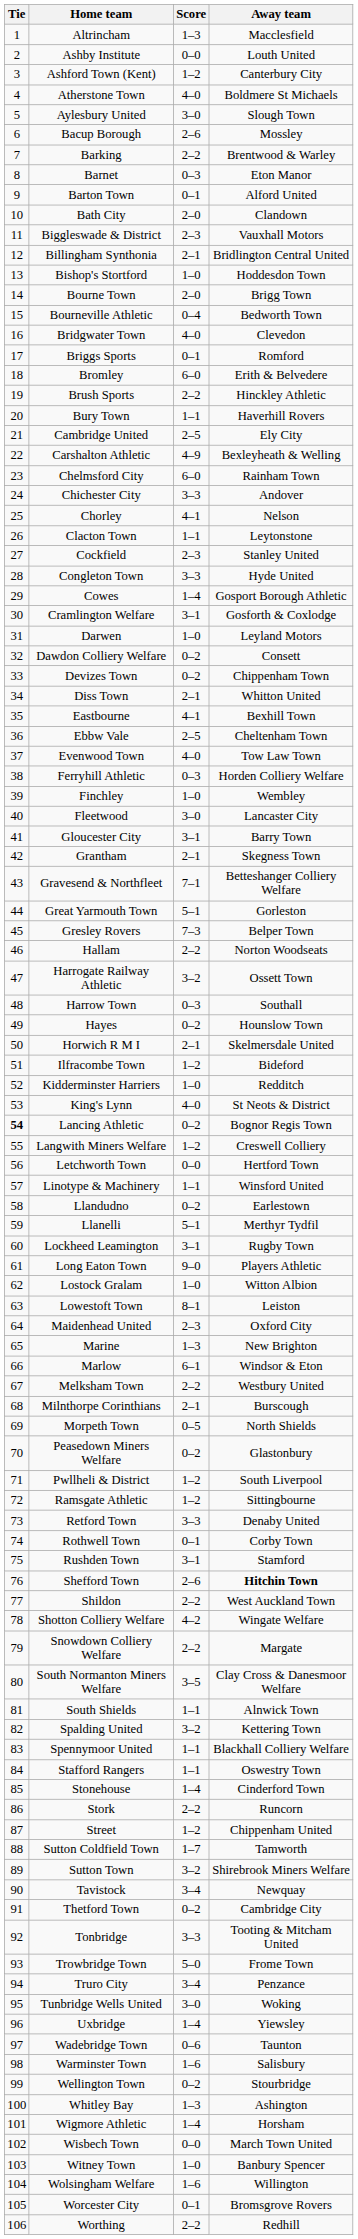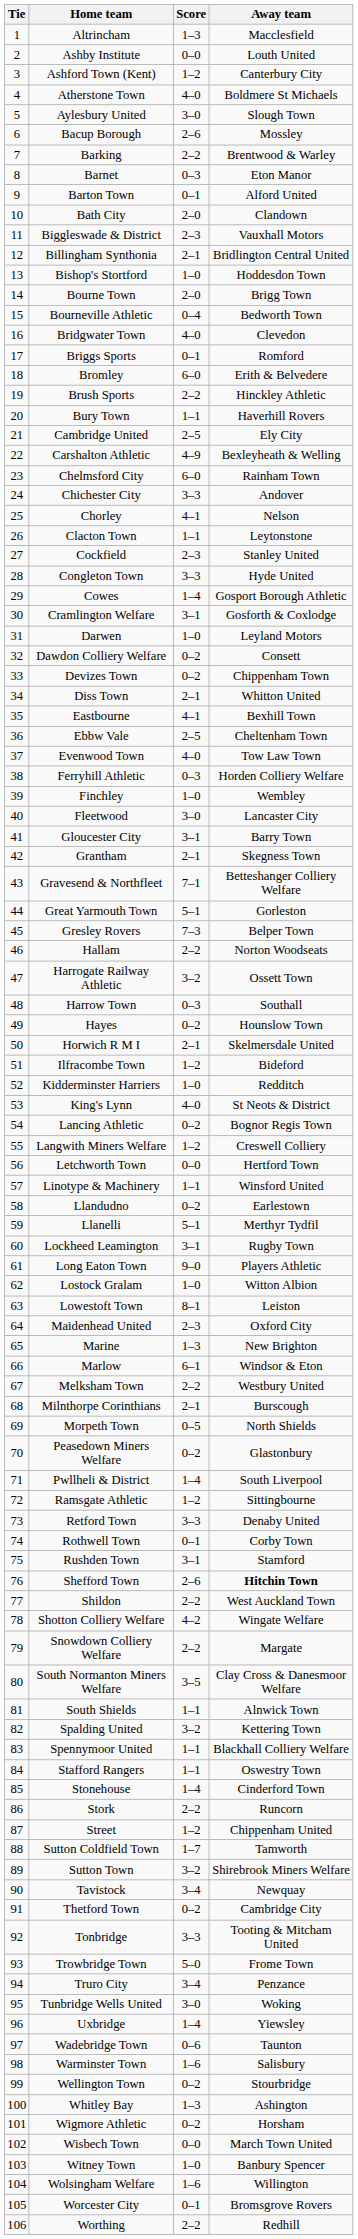(17, 1125) bold -> (17, 1125) normal
(191, 1480) 1–2 -> (191, 1480) 1–4
(191, 2124) 1–4 -> (191, 2124) 0–2
